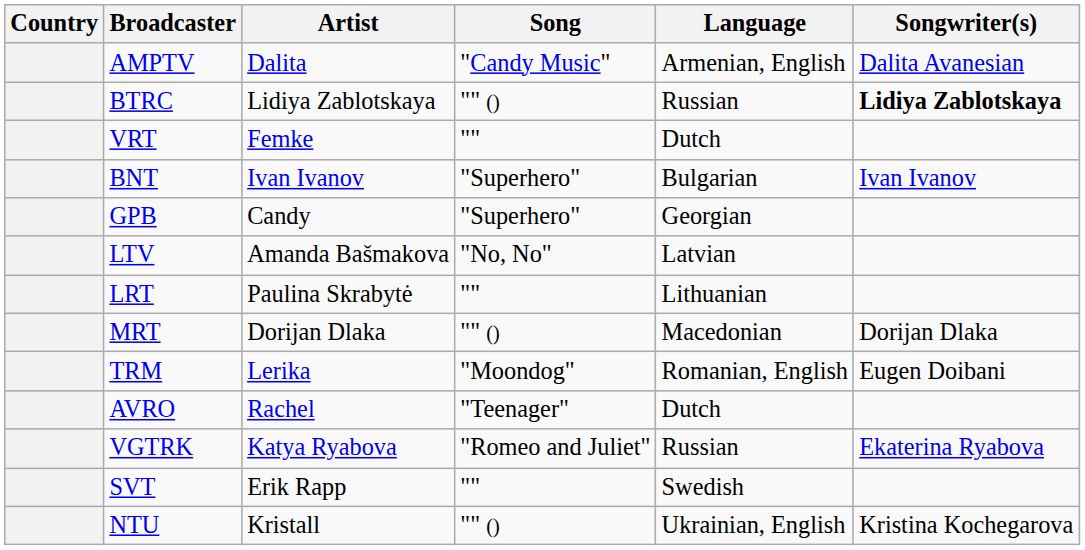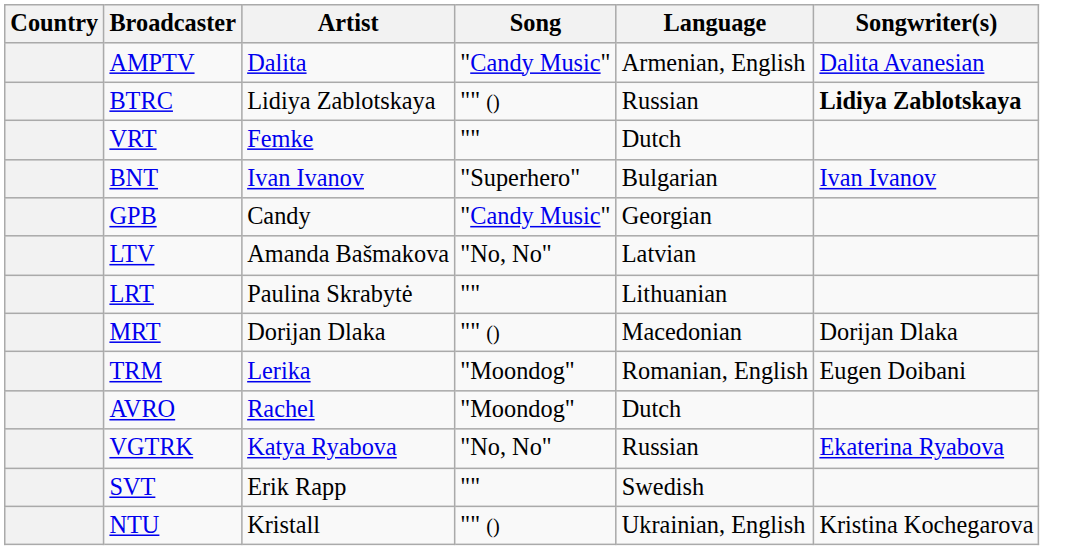(520, 216) "Superhero" -> (535, 216) "Candy Music"
(515, 409) "Teenager" -> (518, 409) "Moondog"
(555, 448) "Romeo and Juliet" -> (506, 448) "No, No"
